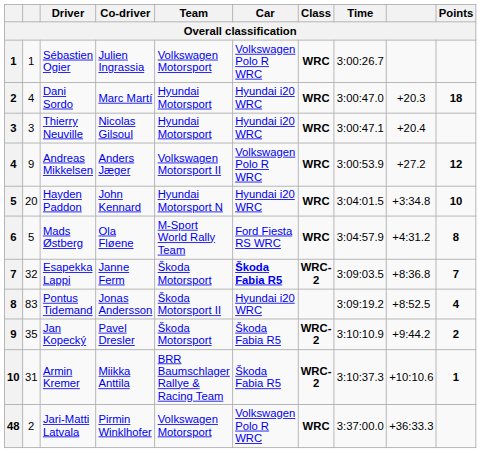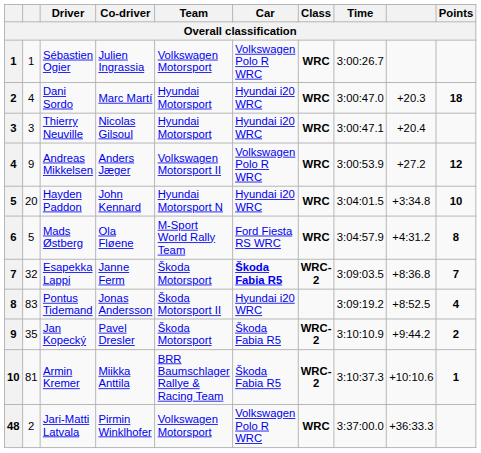(31, 377) 31 -> (31, 377) 81
